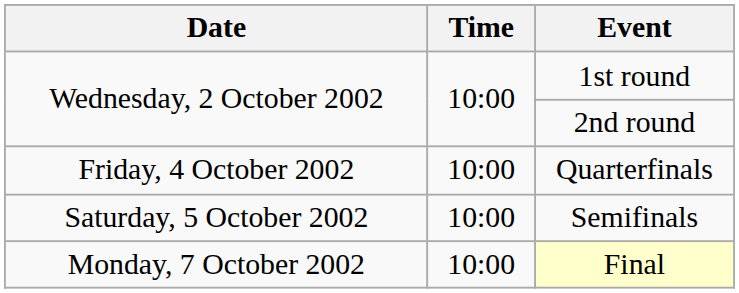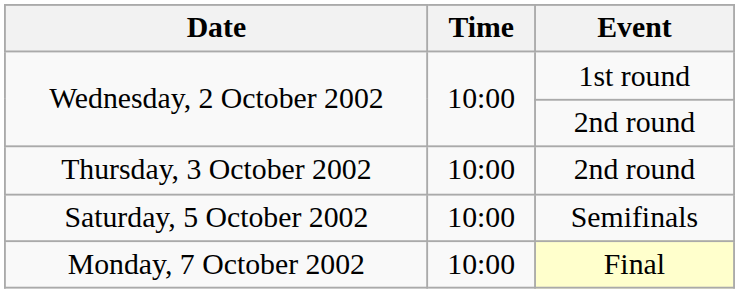+ row: (216, 169)
- row: (216, 169)
